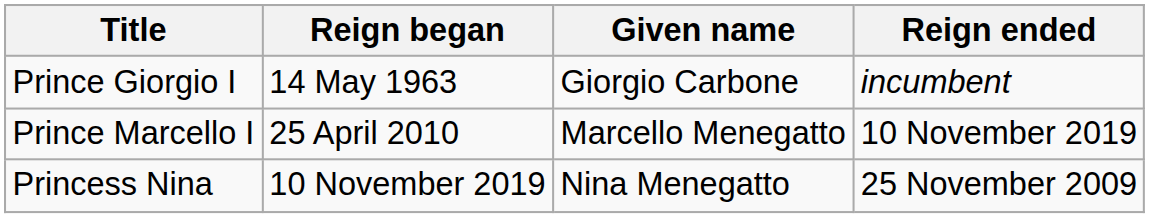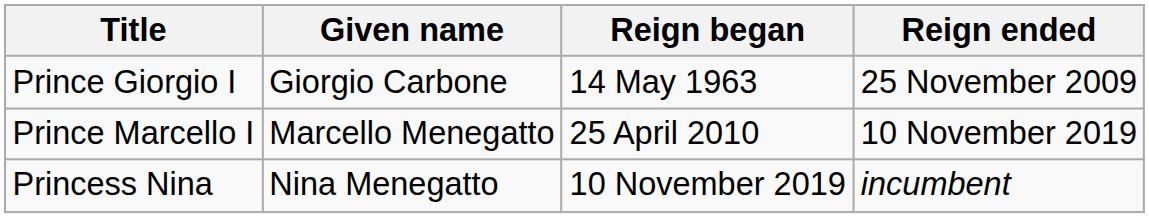columns swapped: (703, 30) <-> (407, 30)
(936, 81) incumbent -> (999, 81) 25 November 2009
(999, 184) 25 November 2009 -> (936, 184) incumbent
